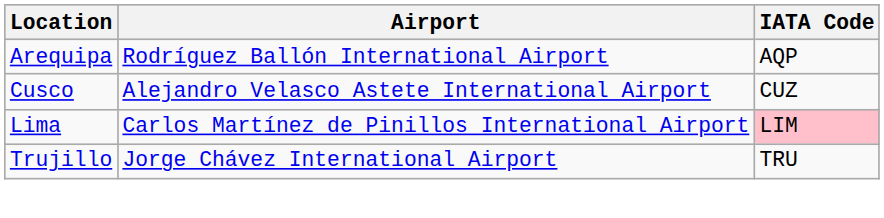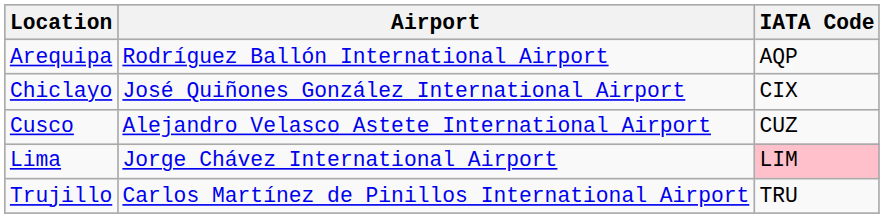+ row: (61, 92)
(436, 126) Carlos Martínez de Pinillos International Airport -> (340, 161) Jorge Chávez International Airport
(340, 161) Jorge Chávez International Airport -> (436, 196) Carlos Martínez de Pinillos International Airport
